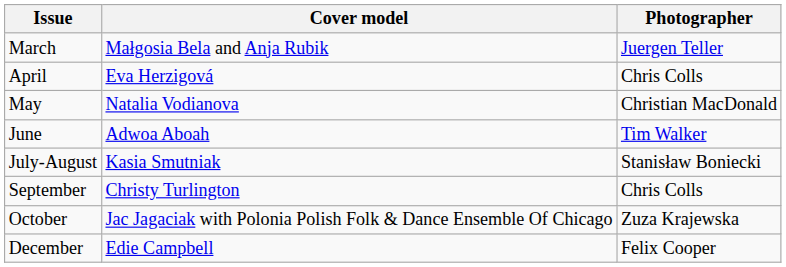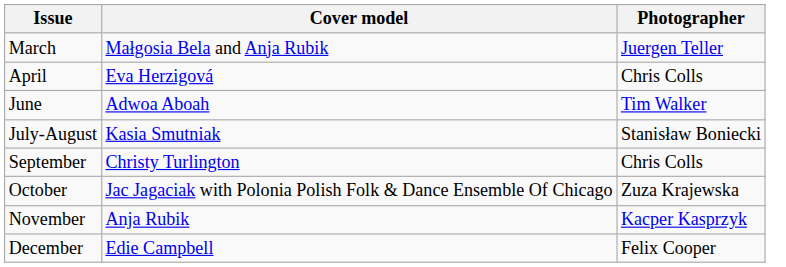- row: (25, 104)
+ row: (47, 219)
